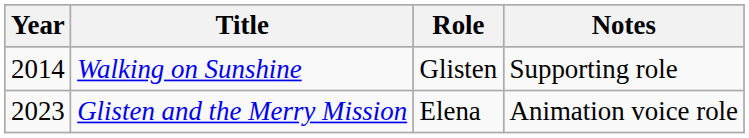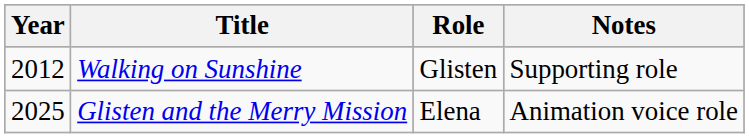(38, 68) 2014 -> (38, 68) 2012
(38, 111) 2023 -> (38, 111) 2025
